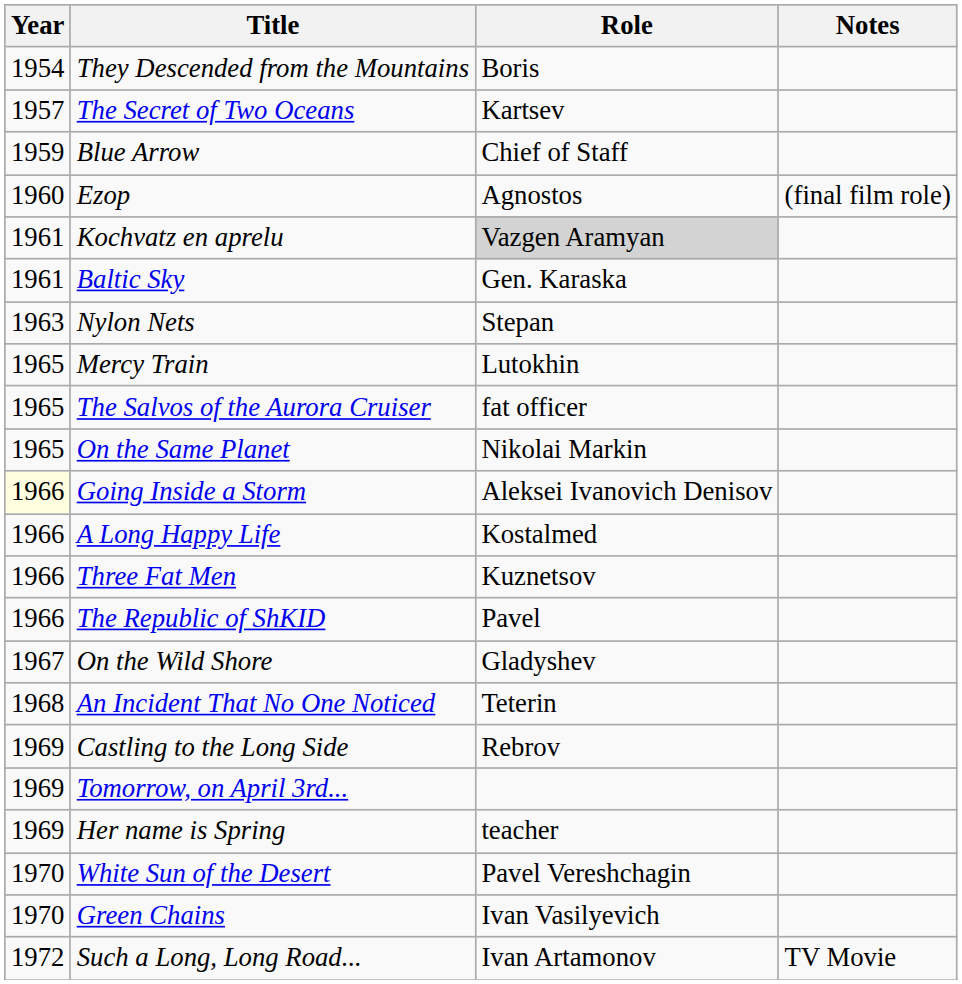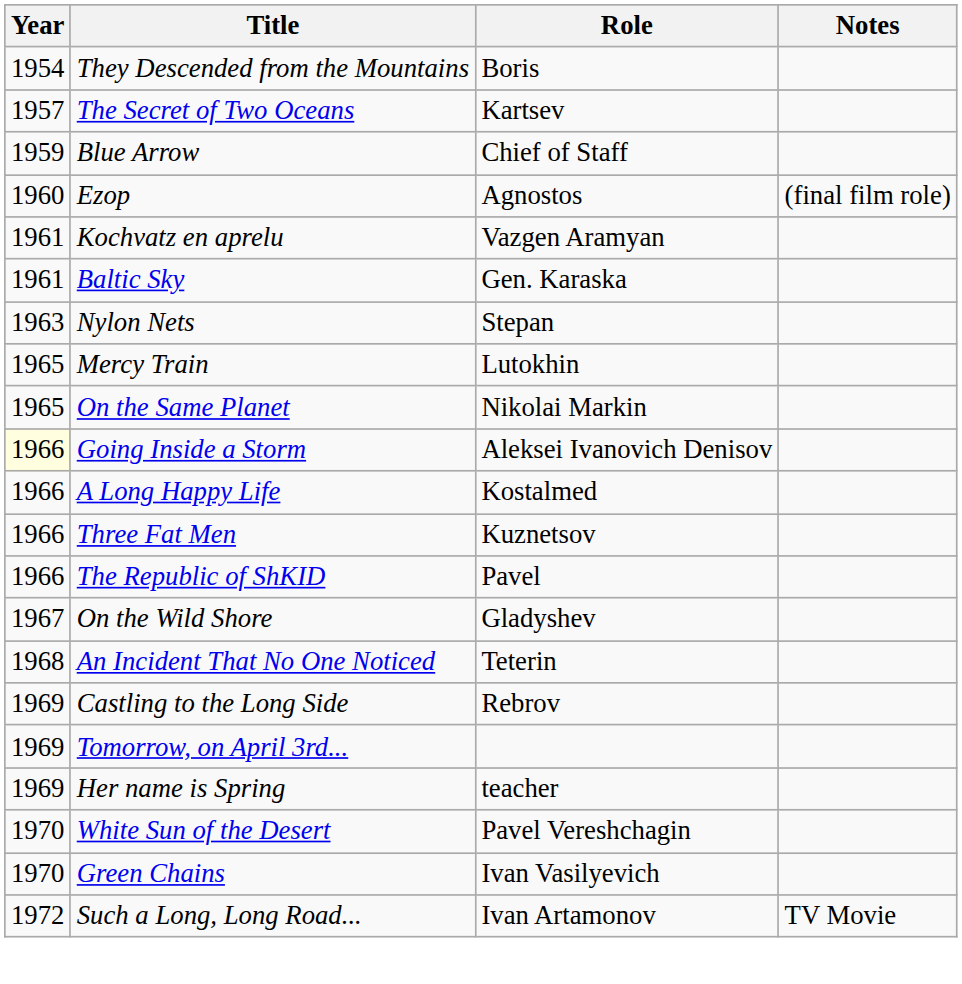(573, 237) lightgrey background -> (573, 237) no background
- row: (254, 407)
